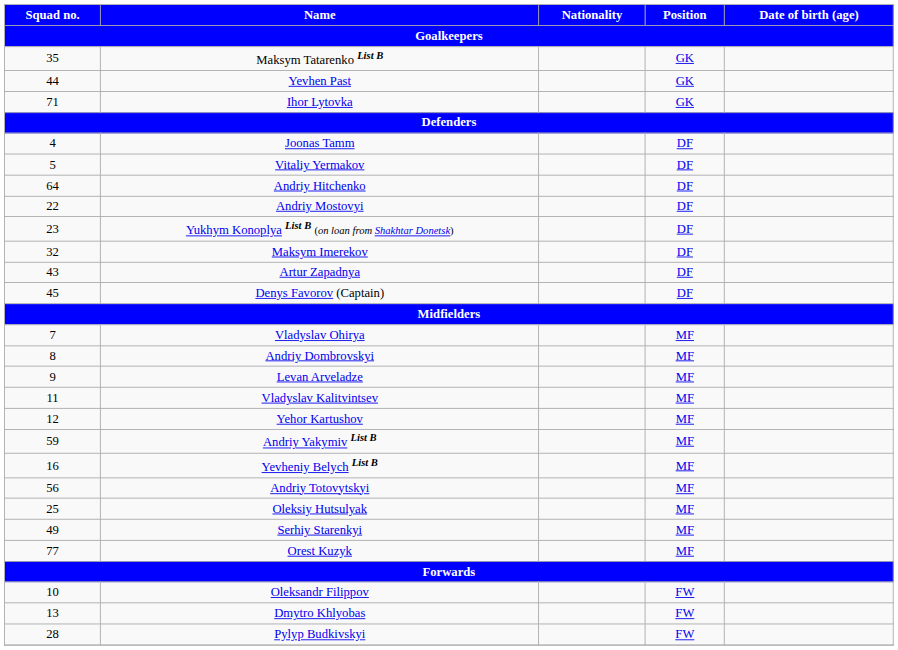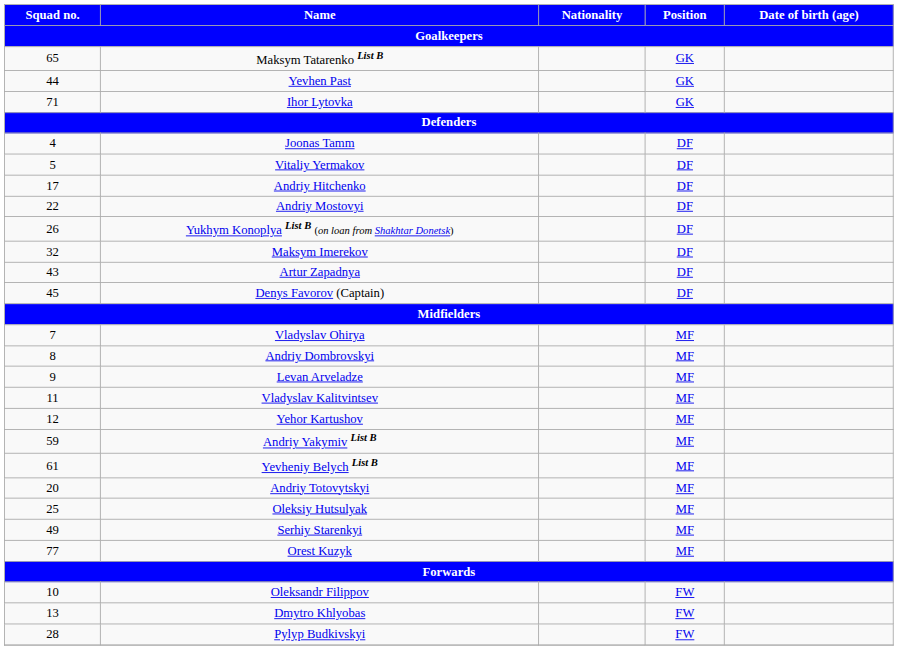(53, 58) 35 -> (53, 58) 65
(53, 185) 64 -> (53, 185) 17
(53, 229) 23 -> (53, 229) 26
(53, 465) 16 -> (53, 465) 61
(53, 488) 56 -> (53, 488) 20
